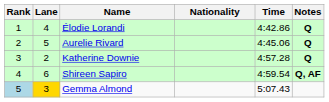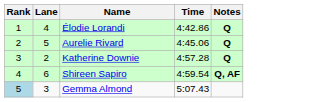- column: (215, 12)
(46, 89) gold background -> (46, 89) no background
